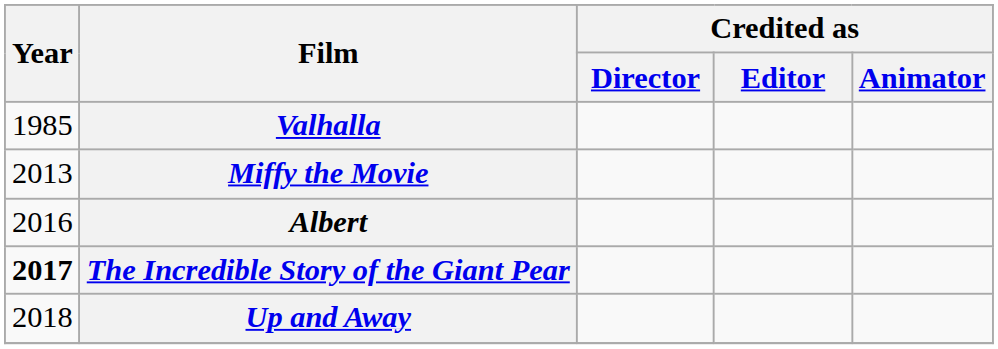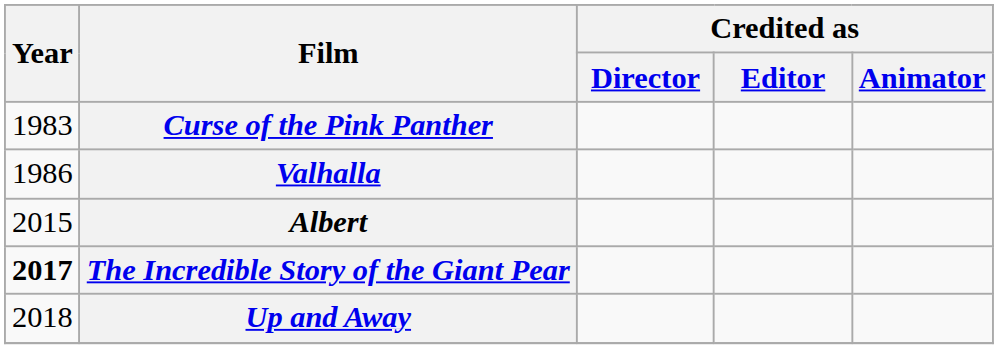+ row: (328, 125)
(42, 125) 1985 -> (42, 173) 1986
- row: (328, 173)
(42, 221) 2016 -> (42, 221) 2015
